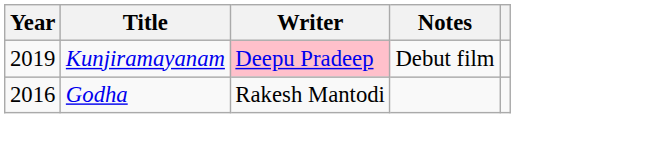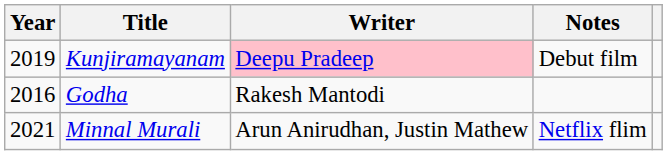+ row: (133, 130)
